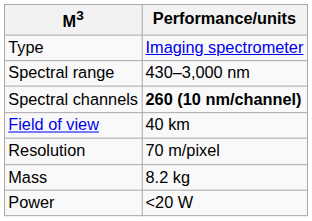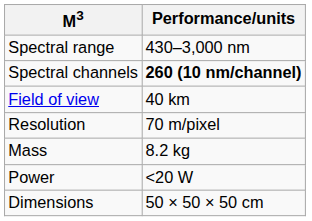- row: (26, 47)
+ row: (51, 203)
